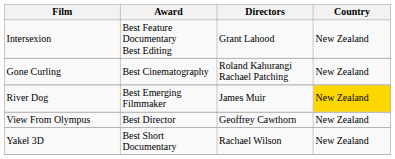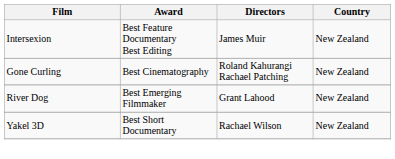(247, 39) Grant Lahood -> (242, 39) James Muir
(242, 98) James Muir -> (247, 98) Grant Lahood
(342, 98) gold background -> (342, 98) no background
- row: (48, 119)
